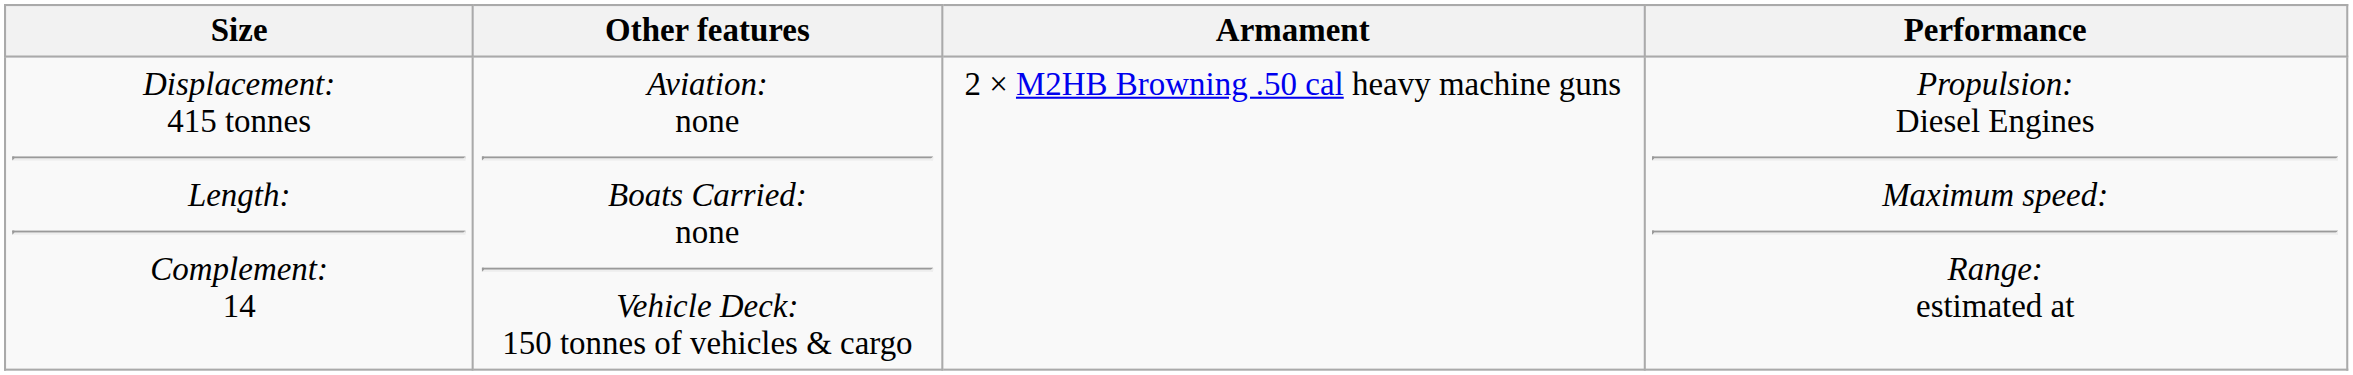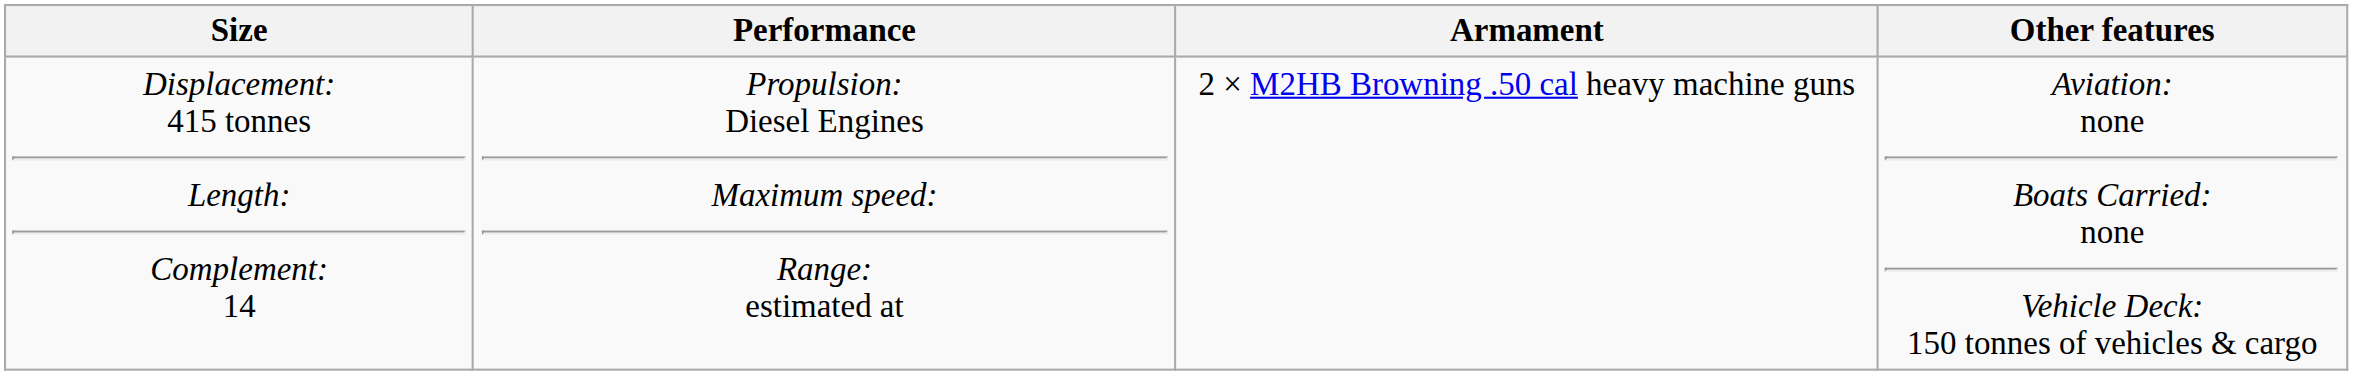columns swapped: (1995, 30) <-> (707, 30)
